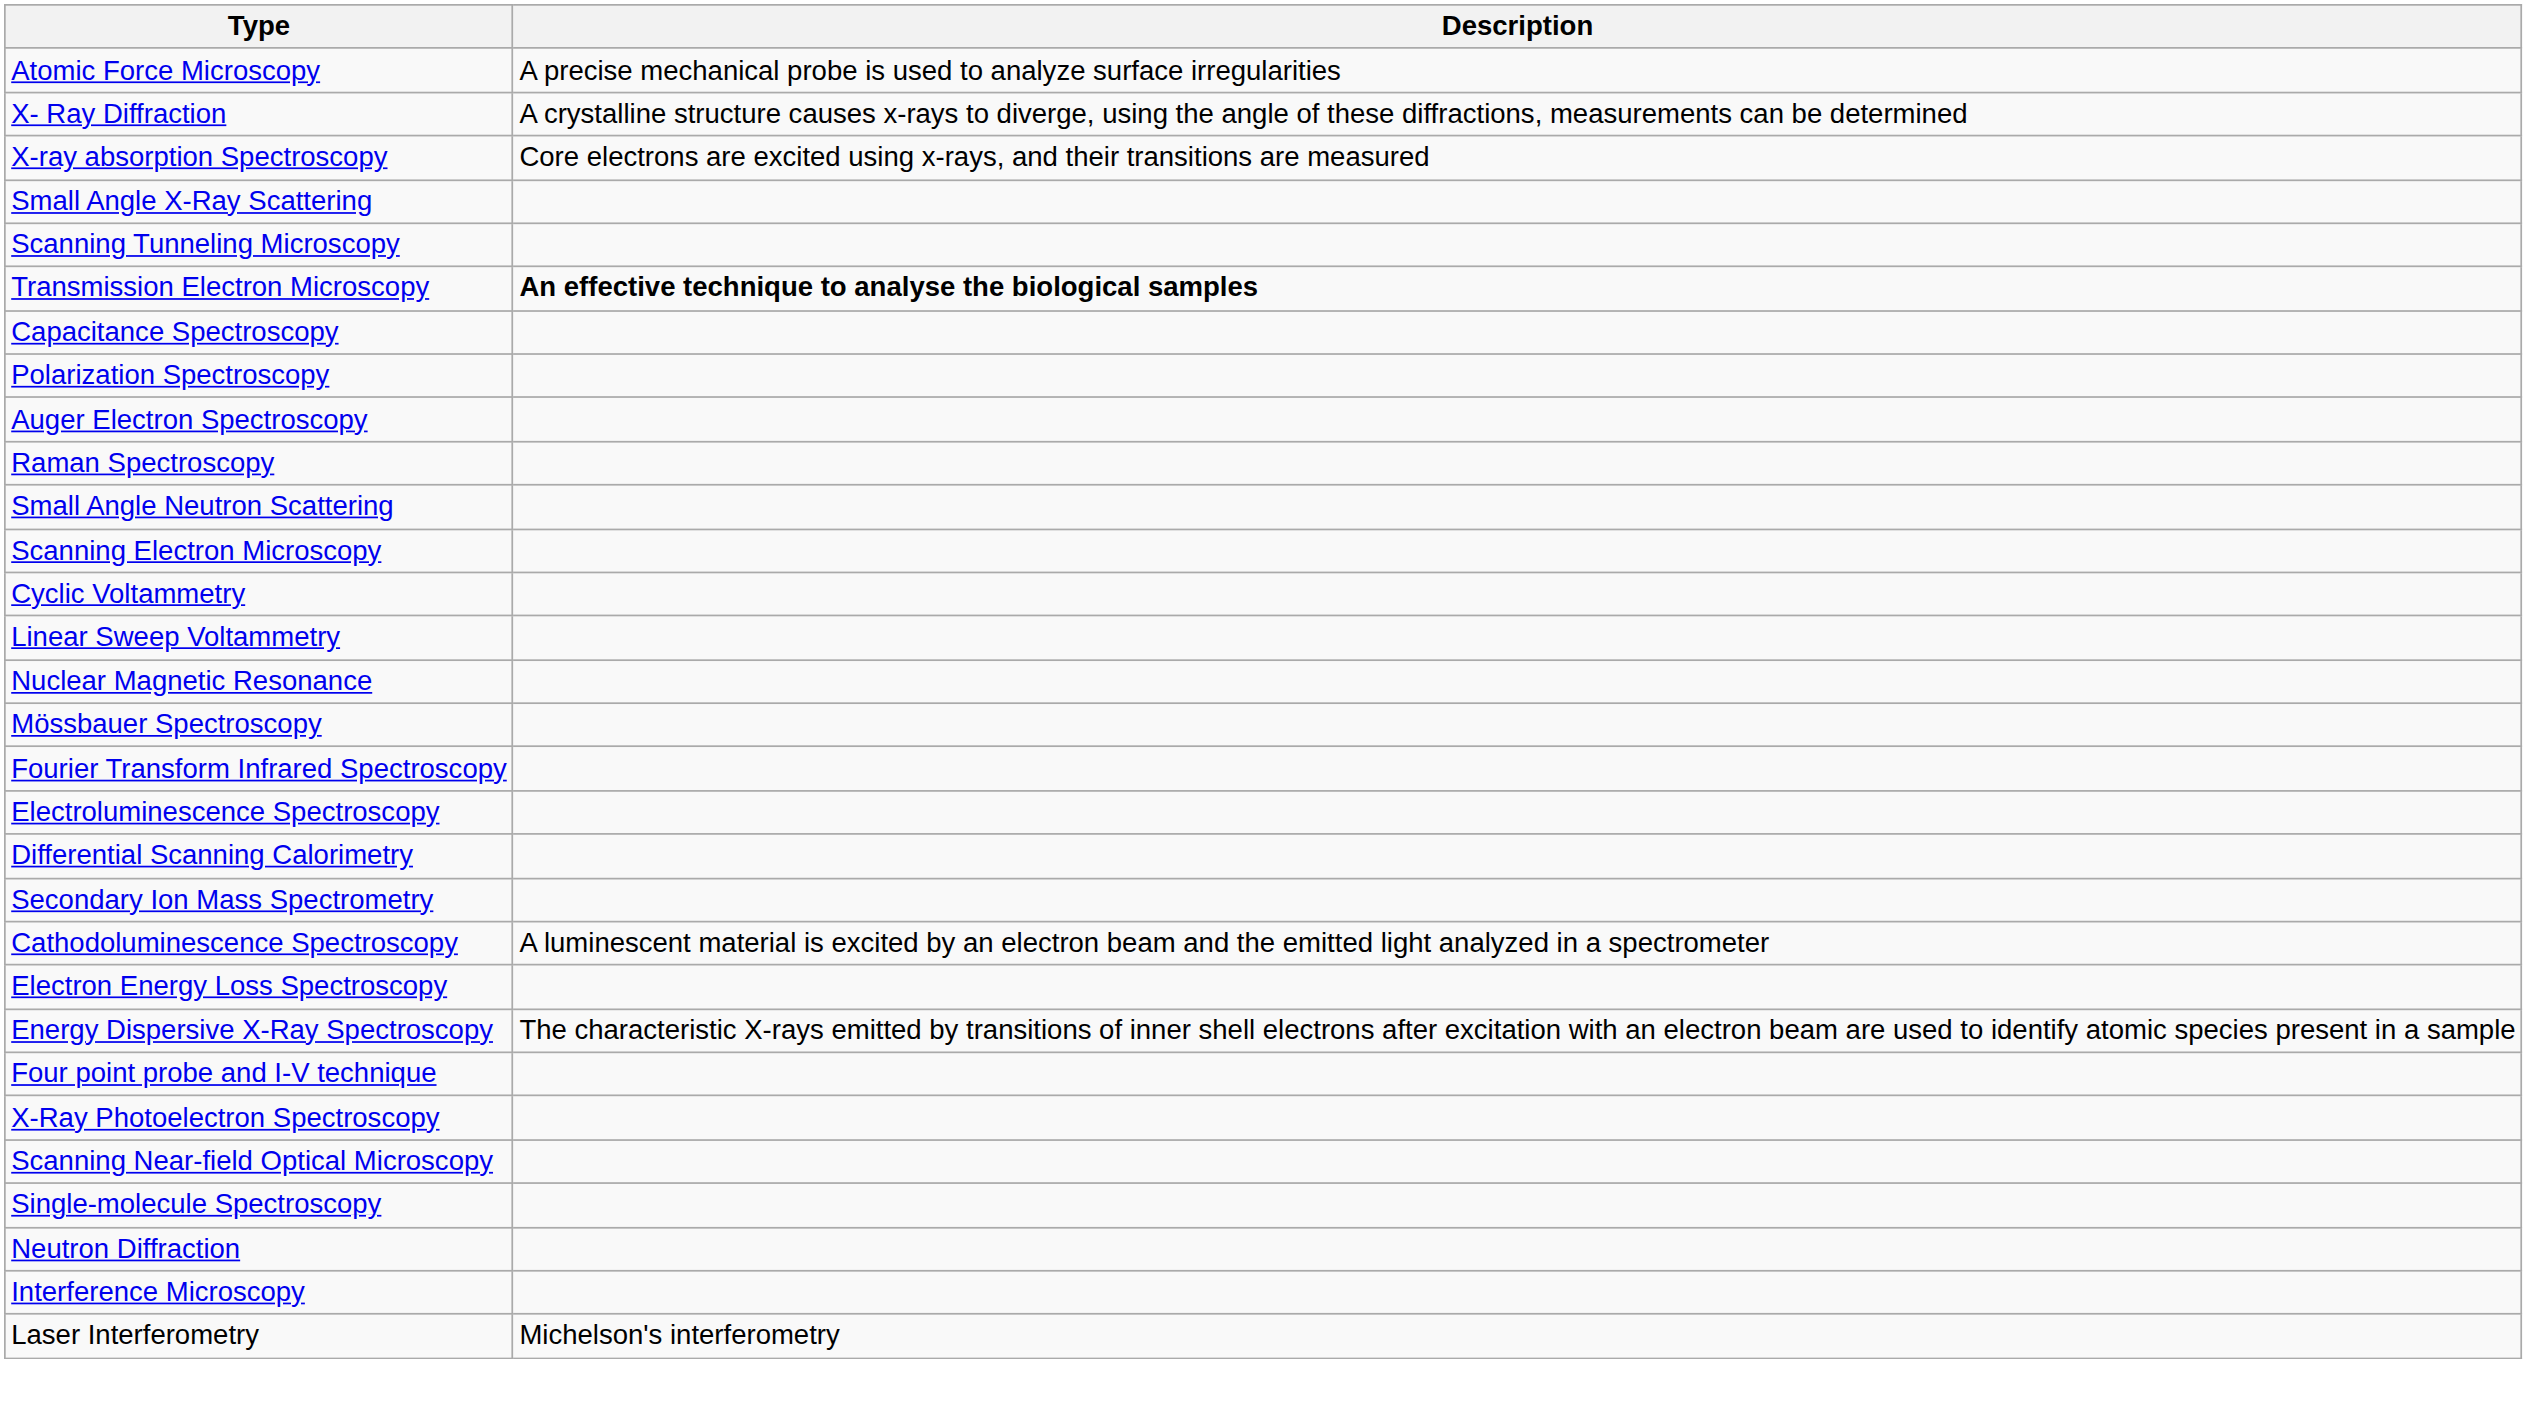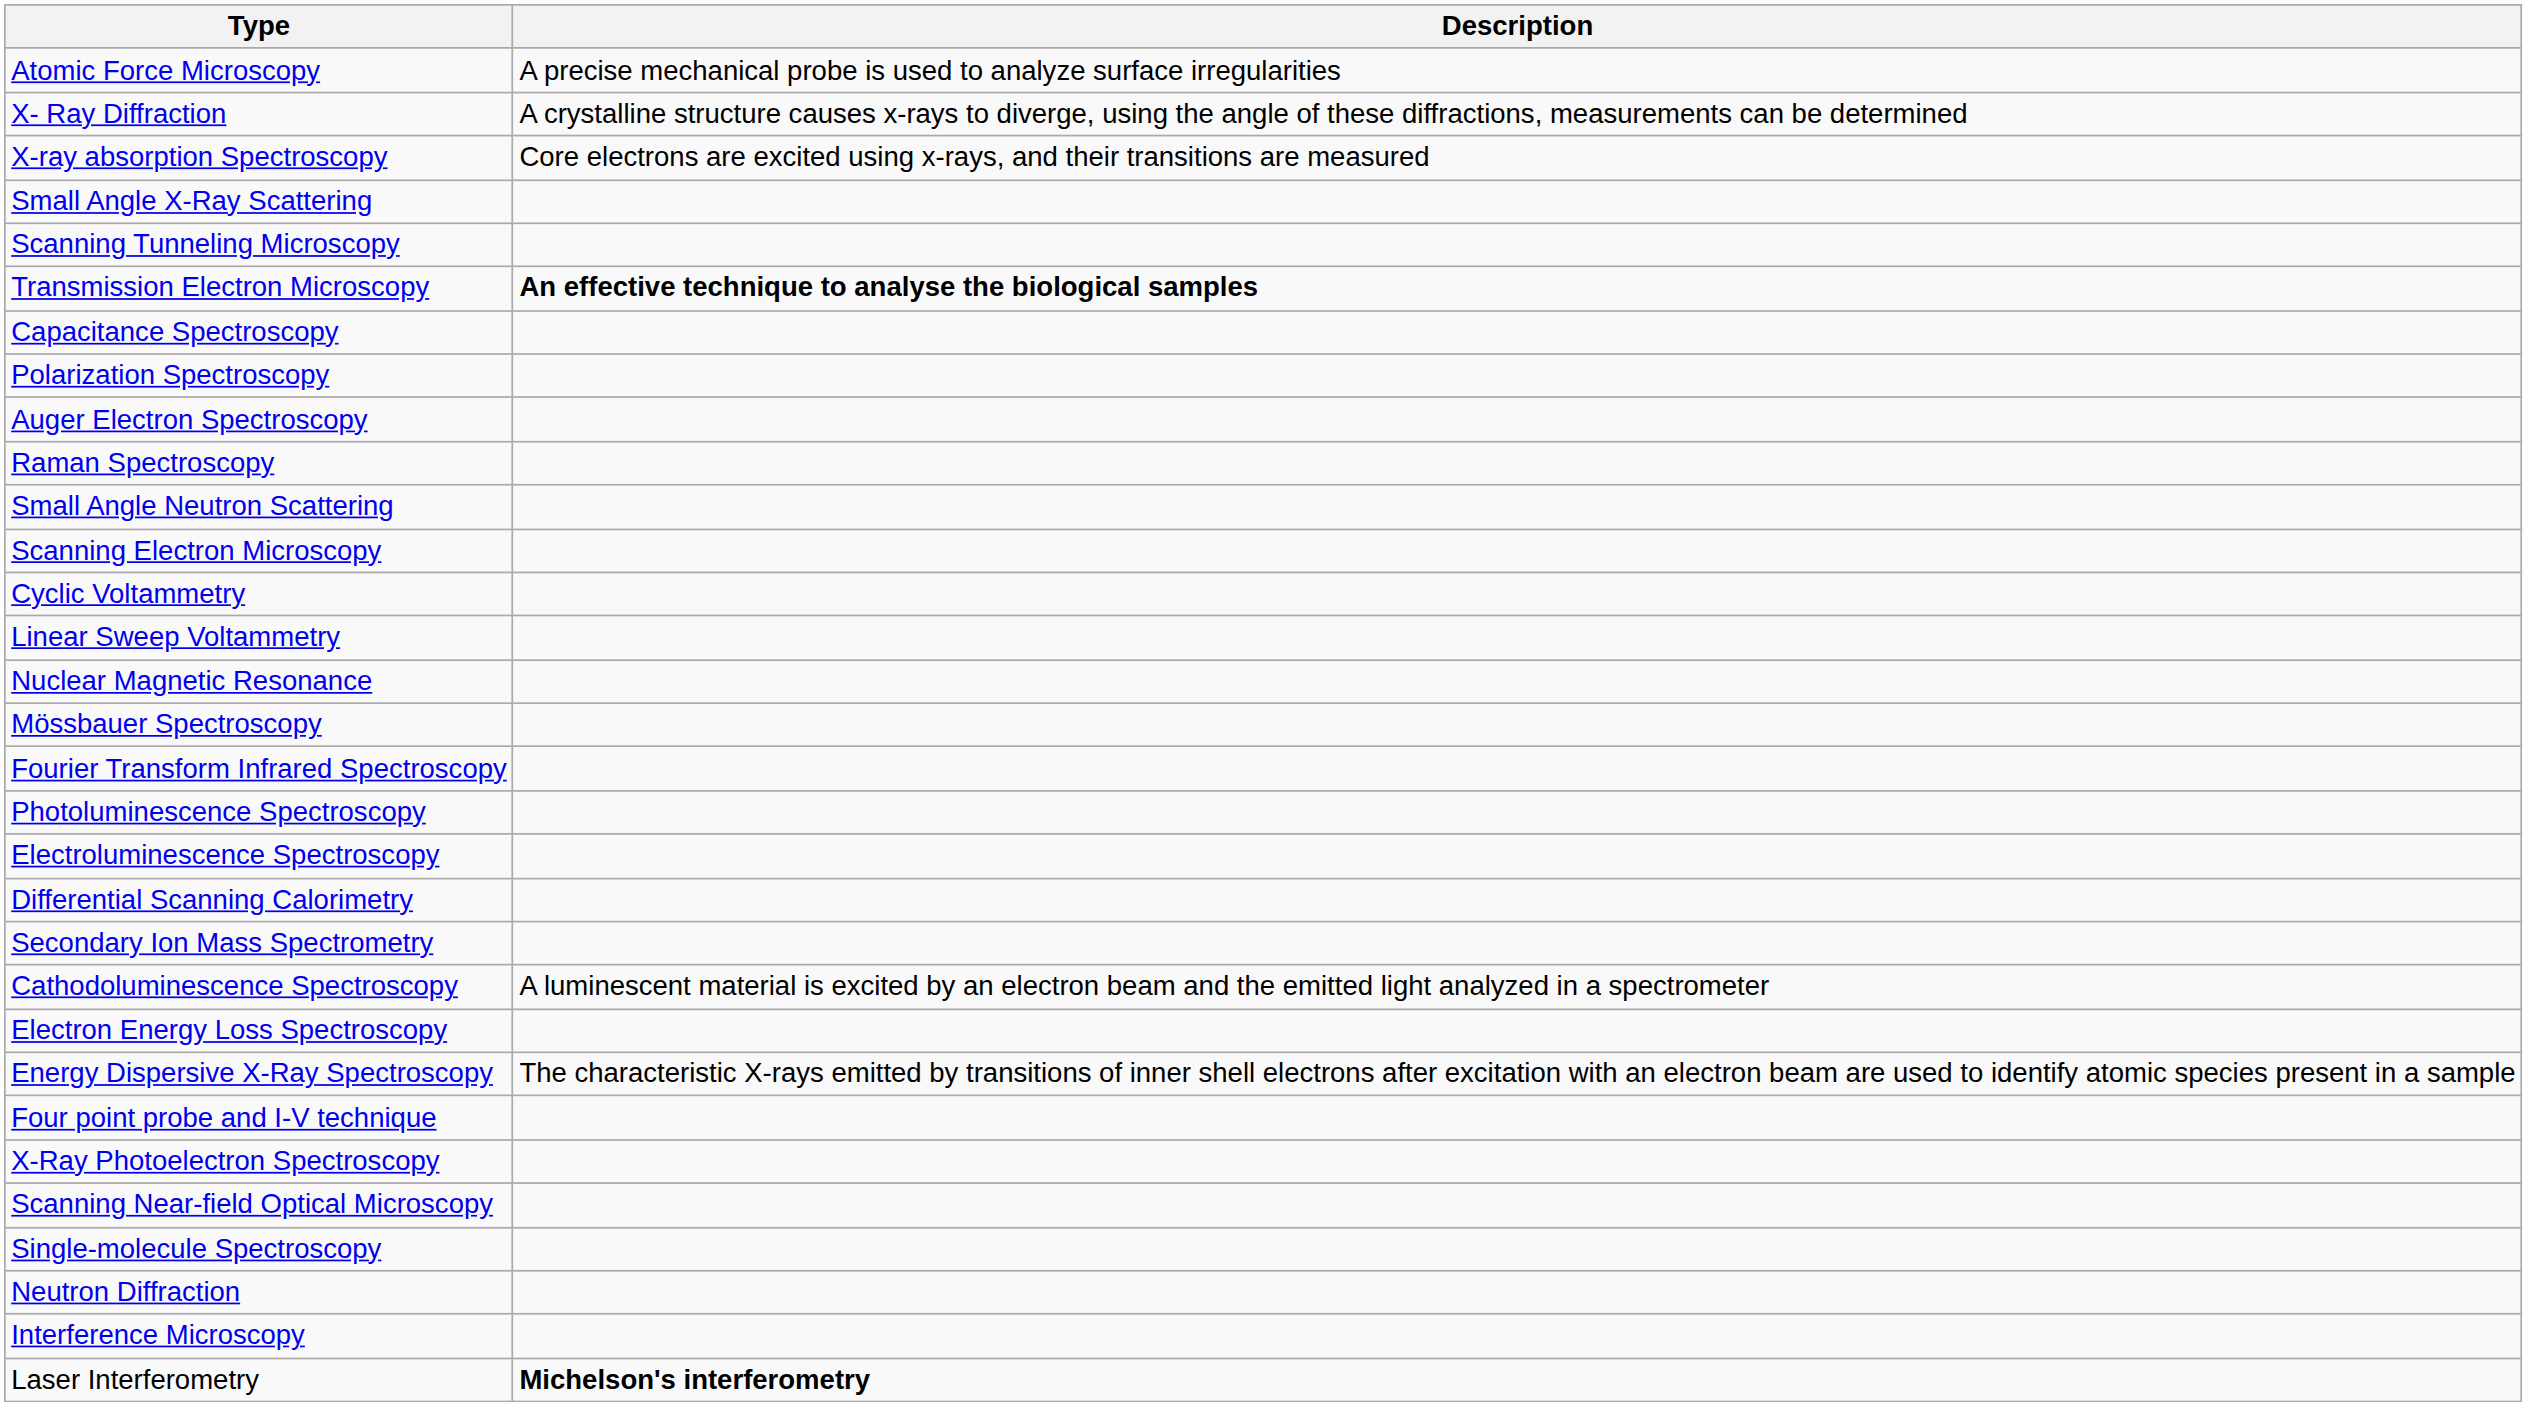+ row: (218, 811)
(680, 1335) normal -> (695, 1379) bold
